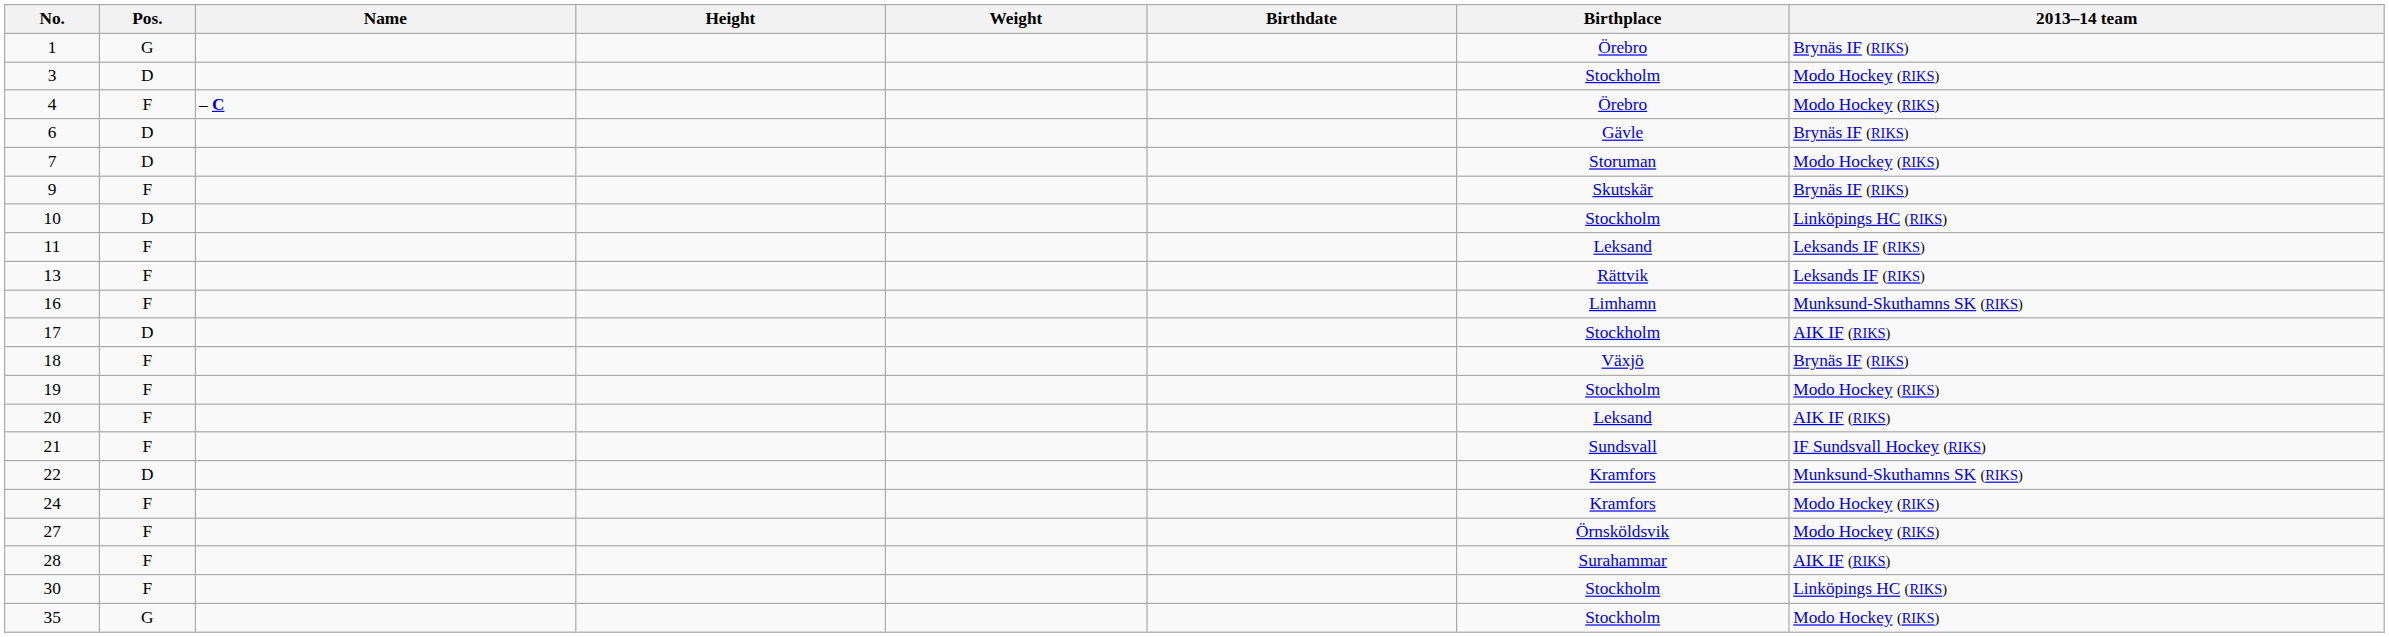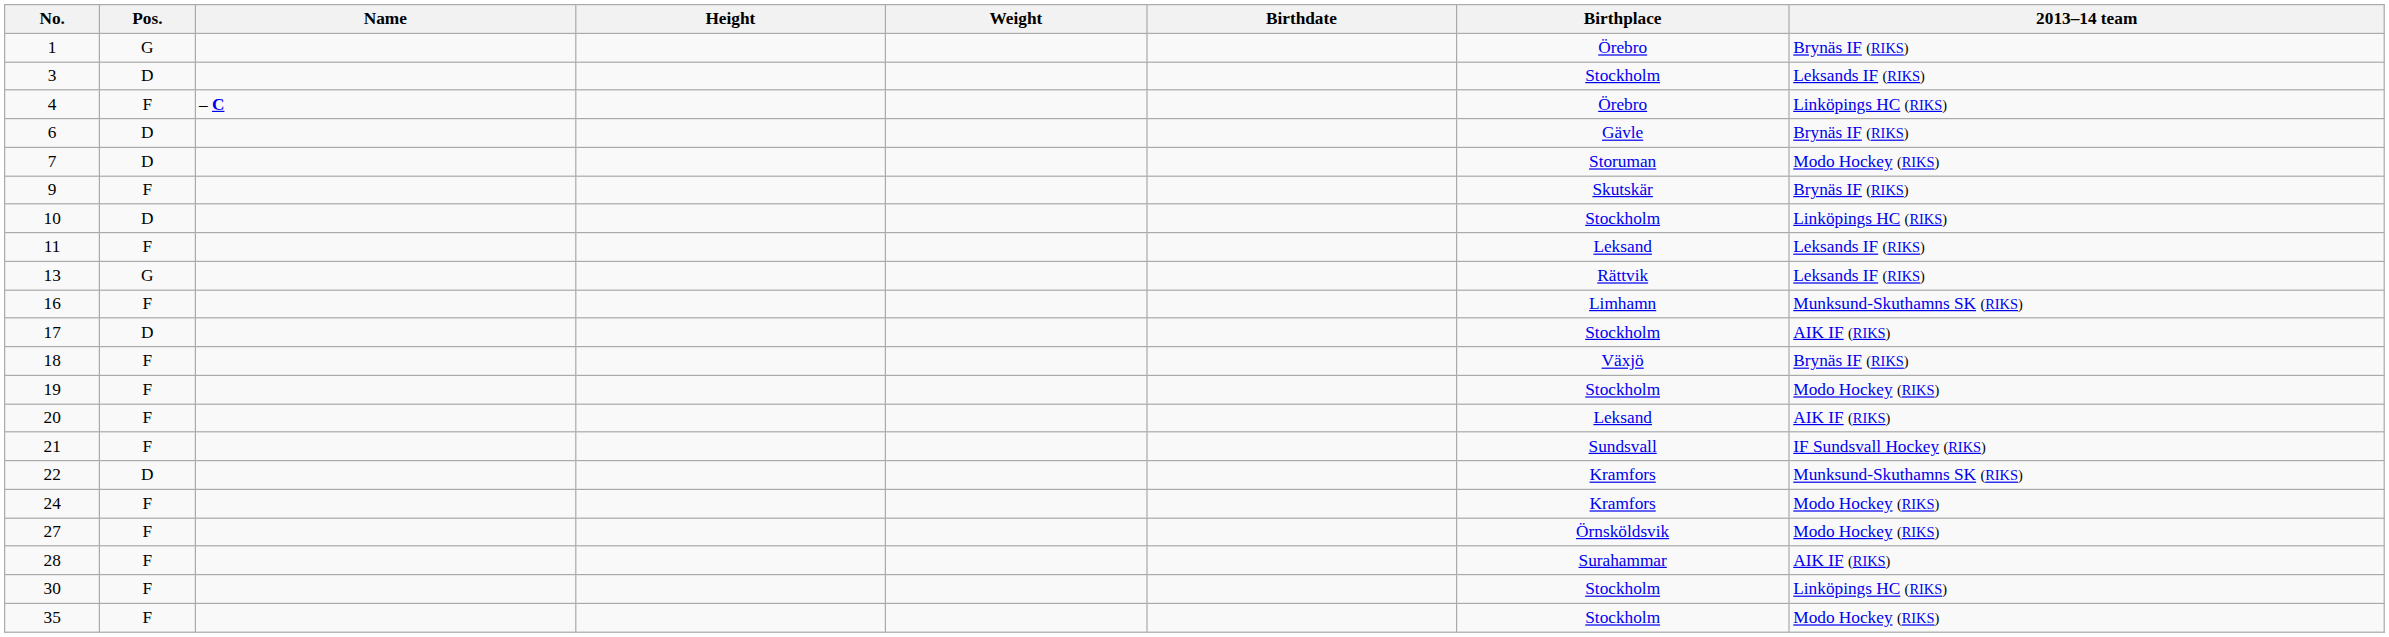(1866, 76) Modo Hockey (RIKS) -> (1859, 76) Leksands IF (RIKS)
(1866, 104) Modo Hockey (RIKS) -> (1870, 104) Linköpings HC (RIKS)
(147, 275) F -> (147, 275) G
(147, 617) G -> (147, 617) F
